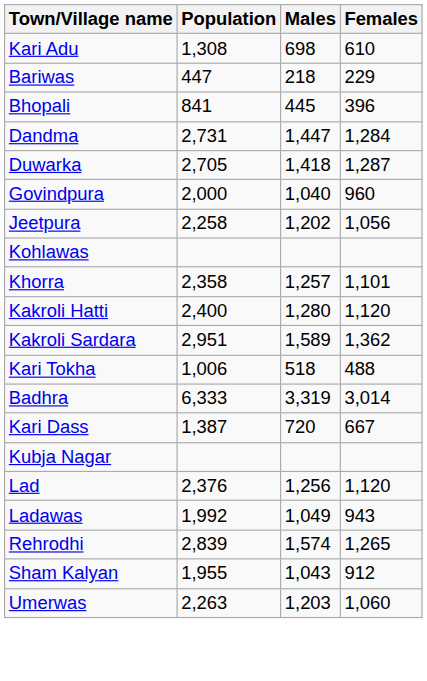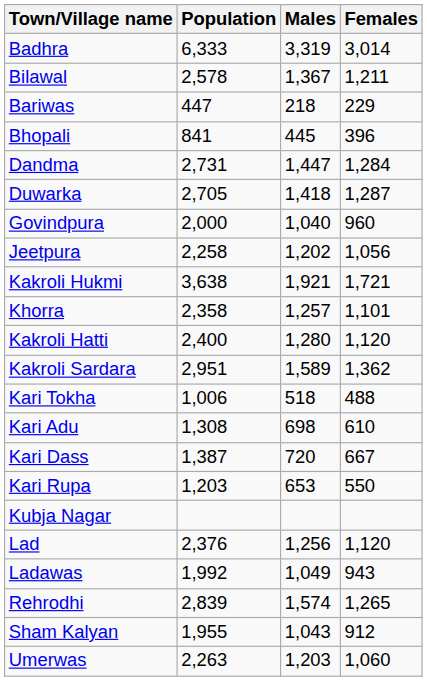rows swapped: (38, 398) <-> (44, 48)
+ row: (38, 77)
+ row: (66, 281)
- row: (49, 252)
+ row: (50, 485)
